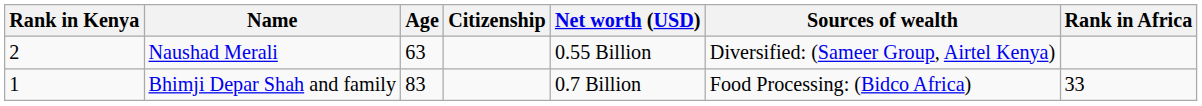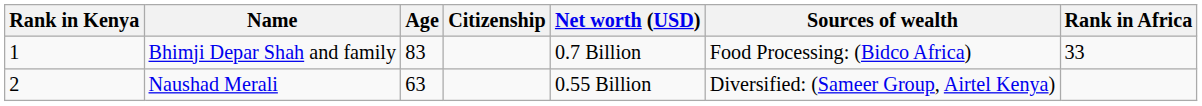rows swapped: (272, 84) <-> (213, 52)
